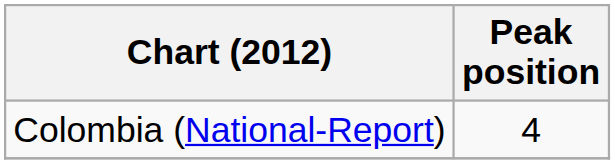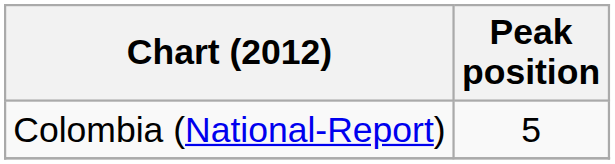(531, 128) 4 -> (531, 128) 5
